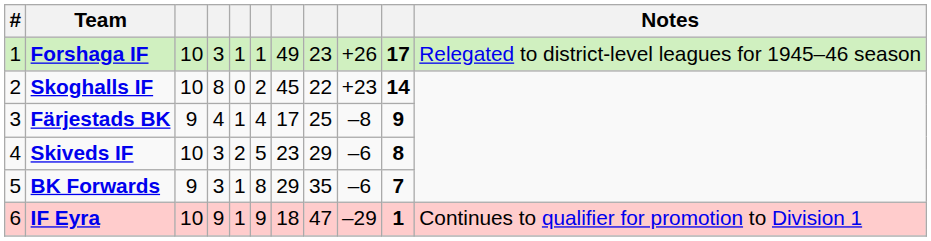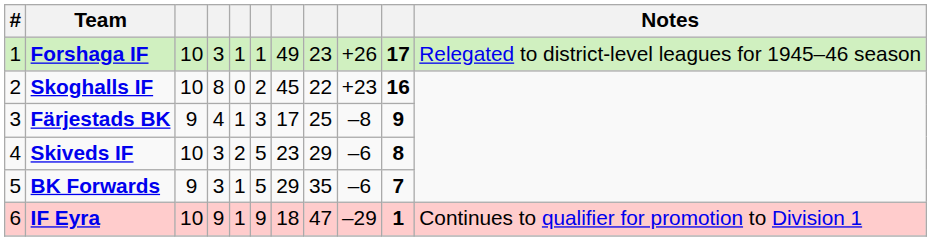(398, 86) 14 -> (398, 86) 16
(261, 119) 4 -> (261, 119) 3
(261, 185) 8 -> (261, 185) 5
